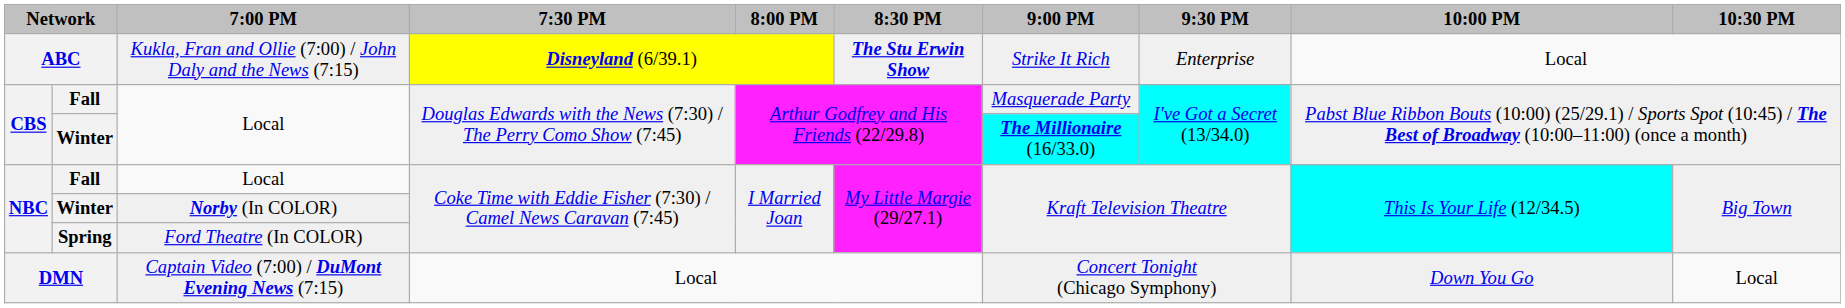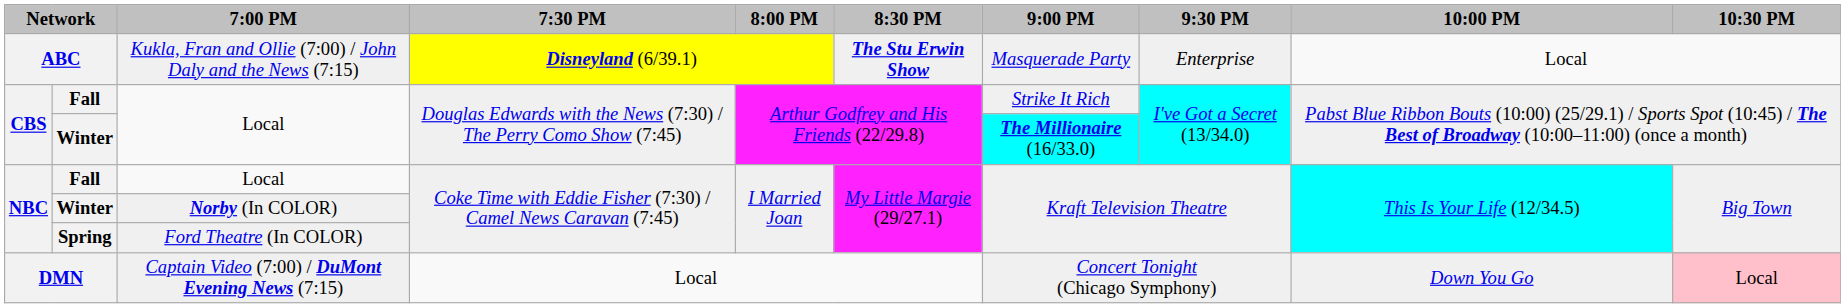(1061, 59) Strike It Rich -> (1061, 59) Masquerade Party
(1061, 98) Masquerade Party -> (1061, 98) Strike It Rich
(1757, 277) no background -> (1757, 277) pink background
